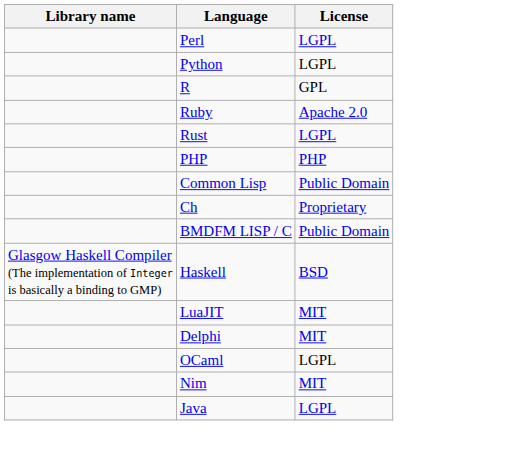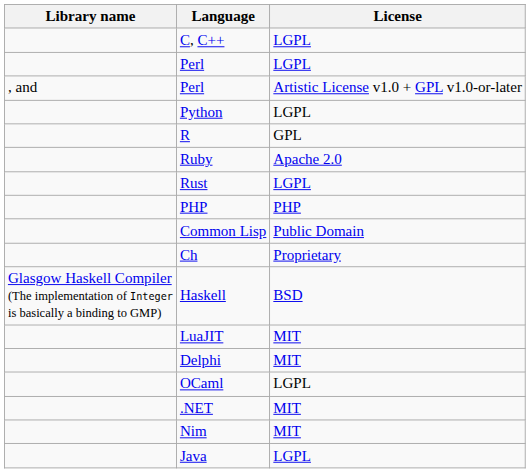+ row: (202, 40)
+ row: (192, 87)
- row: (236, 231)
+ row: (196, 408)
